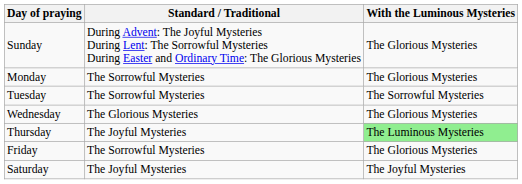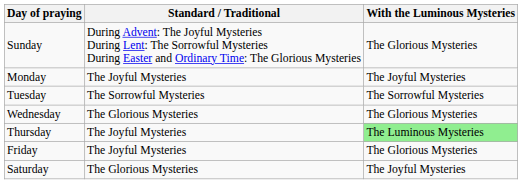(146, 77) The Sorrowful Mysteries -> (137, 77) The Joyful Mysteries
(422, 77) The Glorious Mysteries -> (416, 77) The Joyful Mysteries
(146, 151) The Sorrowful Mysteries -> (137, 151) The Joyful Mysteries
(137, 169) The Joyful Mysteries -> (143, 169) The Glorious Mysteries
